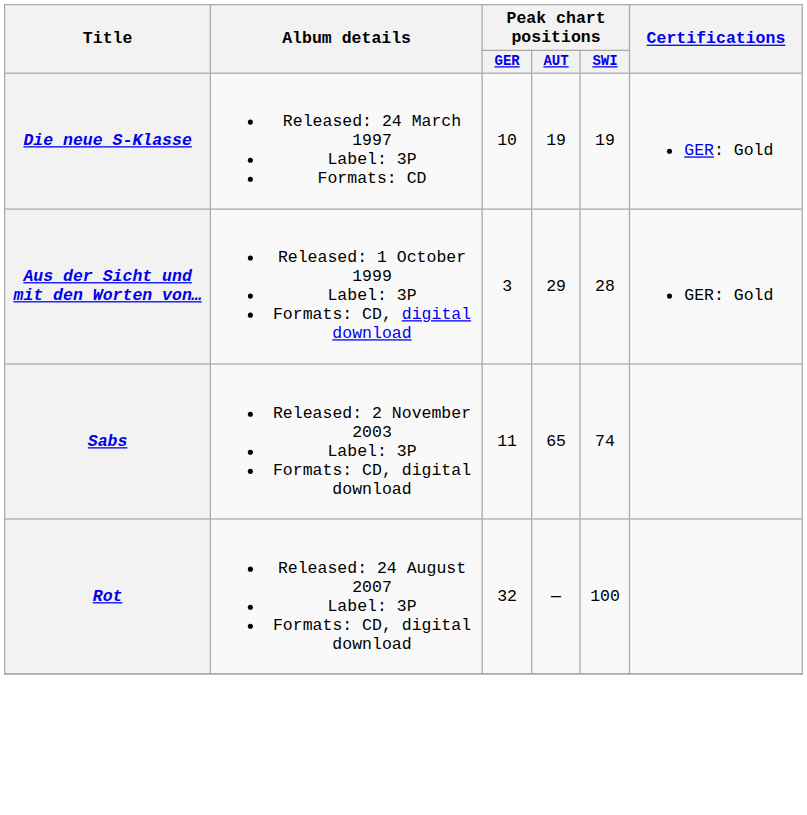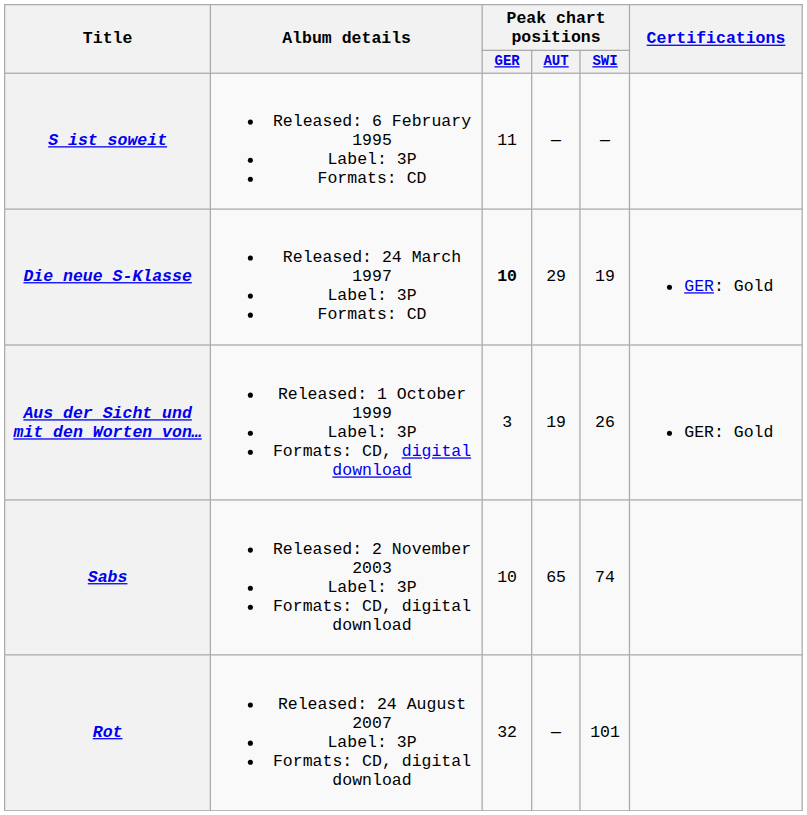+ row: (108, 141)
(507, 141) normal -> (507, 277) bold
(556, 141) 19 -> (556, 277) 29
(556, 286) 29 -> (556, 423) 19
(605, 286) 28 -> (605, 423) 26
(507, 442) 11 -> (507, 578) 10
(605, 597) 100 -> (605, 733) 101
